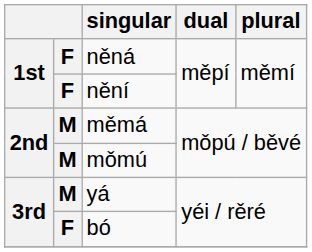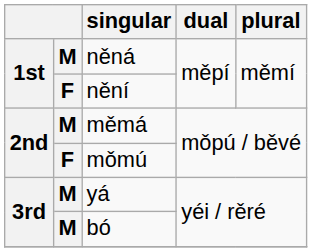(67, 56) F -> (67, 56) M
(67, 159) M -> (67, 159) F
(67, 228) F -> (67, 228) M
